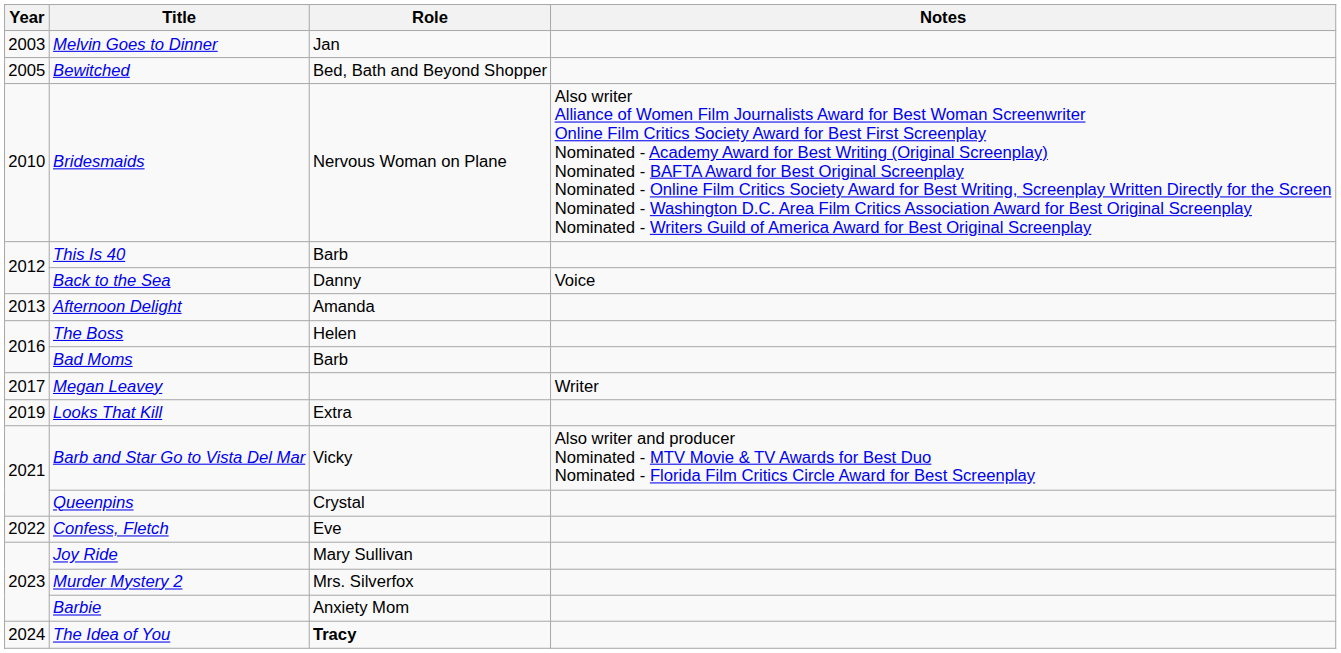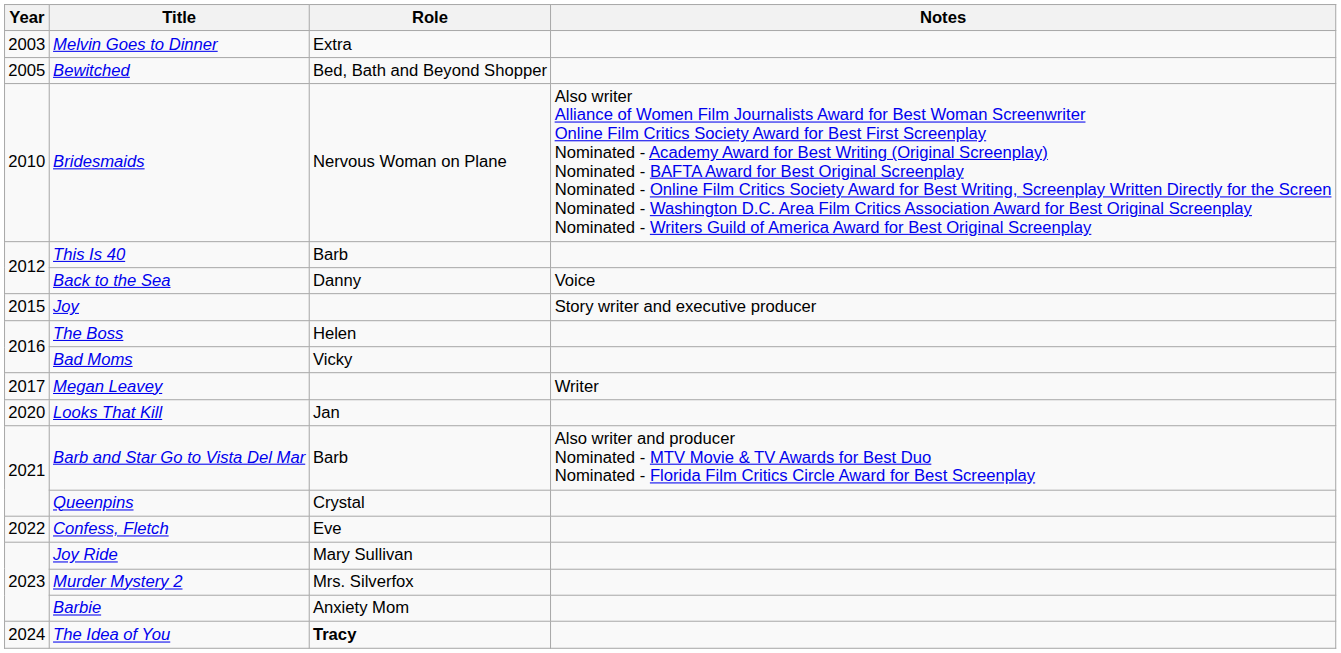(326, 44) Jan -> (332, 44) Extra
- row: (117, 307)
+ row: (66, 307)
(330, 359) Barb -> (333, 359) Vicky
(27, 412) 2019 -> (27, 412) 2020
(332, 412) Extra -> (326, 412) Jan
(333, 457) Vicky -> (330, 457) Barb
